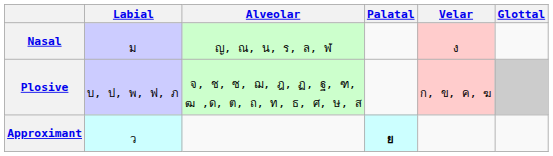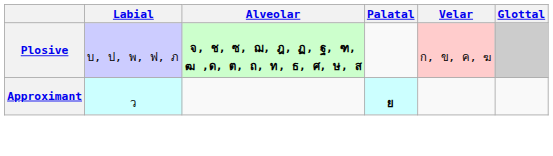- row: (45, 41)
(273, 94) normal -> (273, 57) bold
